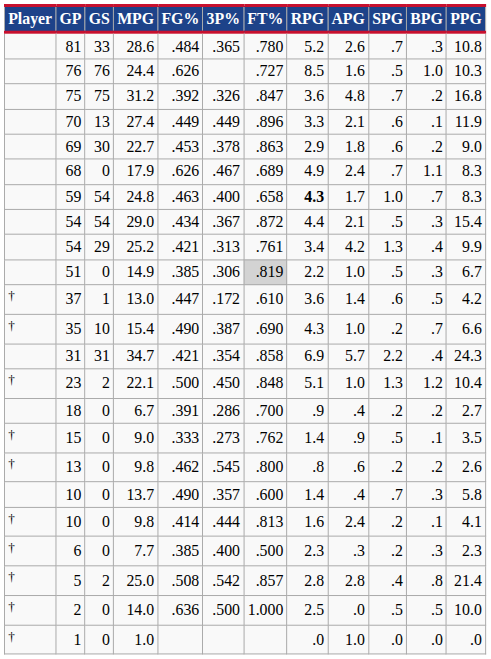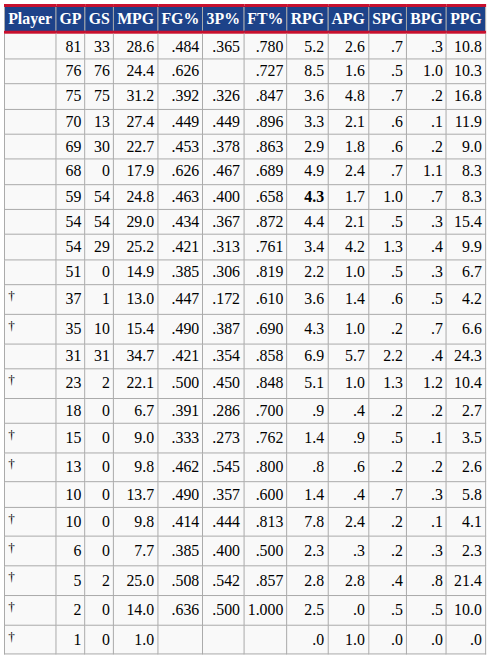(270, 272) lightgrey background -> (270, 272) no background
(314, 521) 1.6 -> (314, 521) 7.8
